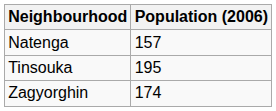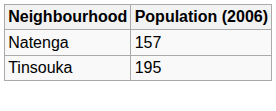- row: (48, 93)
